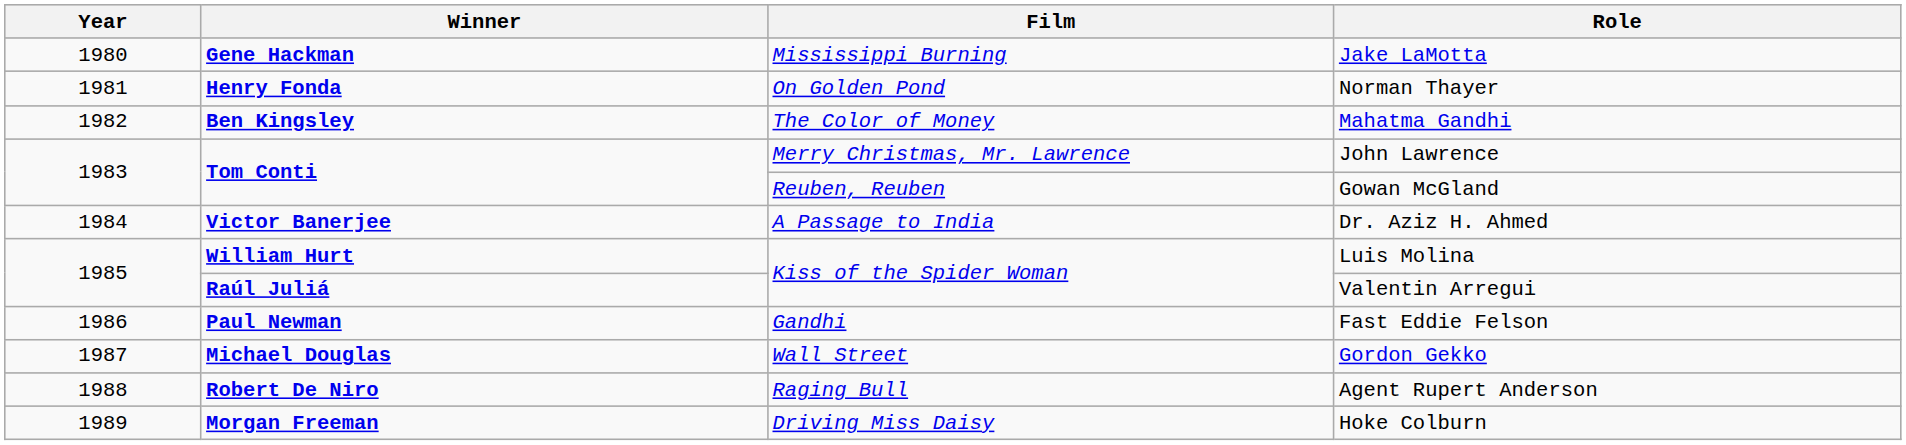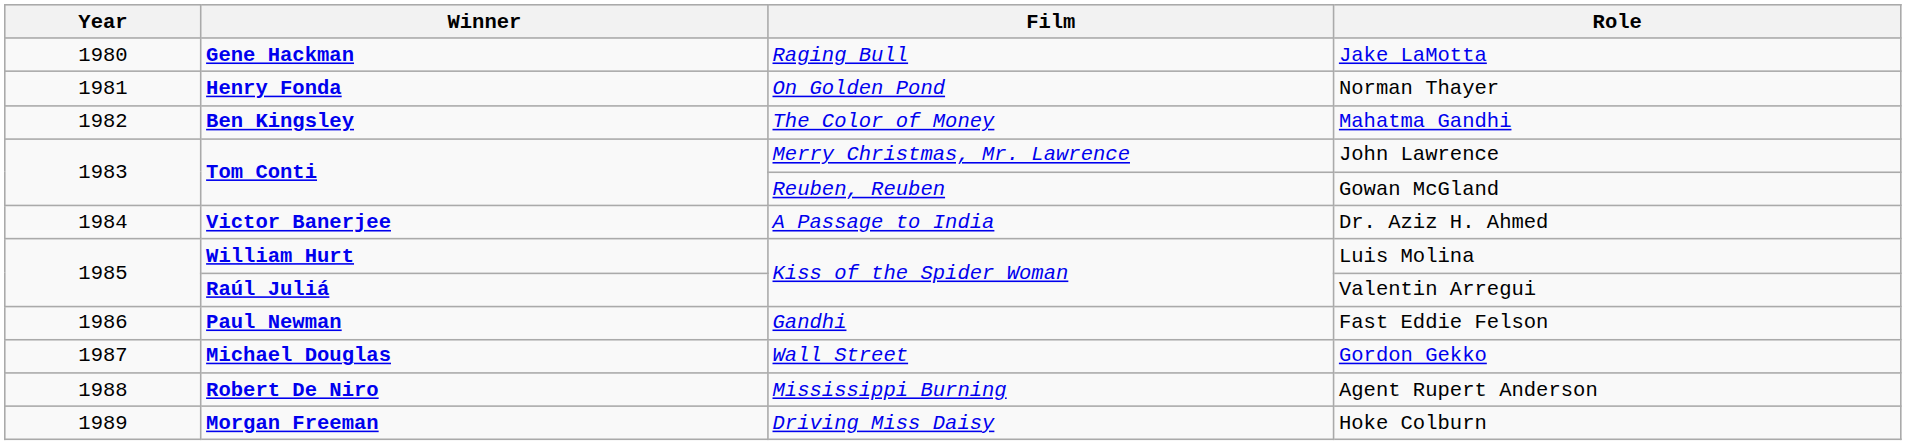(890, 55) Mississippi Burning -> (840, 55) Raging Bull
(840, 390) Raging Bull -> (890, 390) Mississippi Burning
